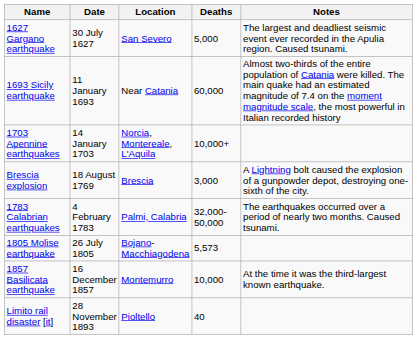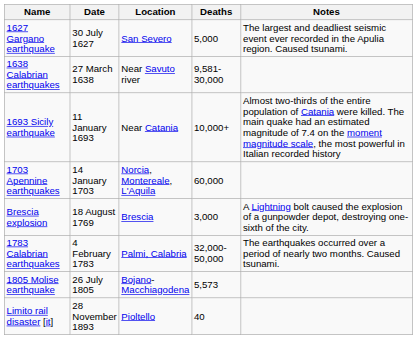+ row: (33, 75)
(209, 91) 60,000 -> (211, 128) 10,000+
(211, 144) 10,000+ -> (209, 181) 60,000
- row: (31, 280)
